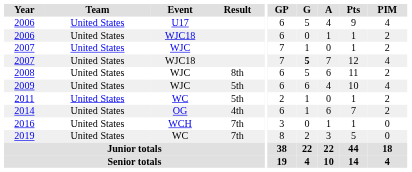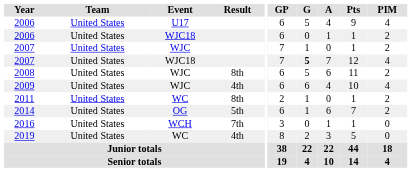(237, 86) 5th -> (237, 86) 4th
(237, 98) 5th -> (237, 98) 8th
(237, 111) 4th -> (237, 111) 5th
(237, 136) 7th -> (237, 136) 4th
